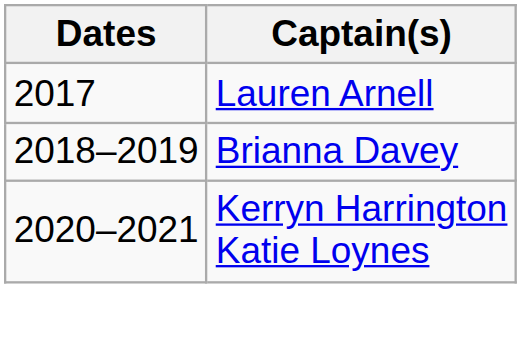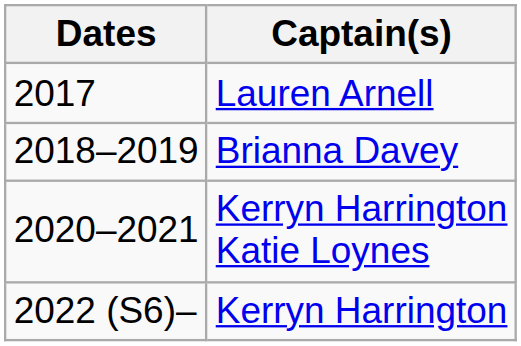+ row: (362, 309)
